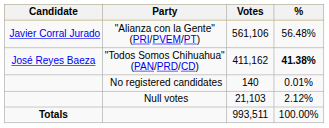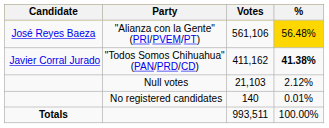(53, 34) Javier Corral Jurado -> (53, 34) José Reyes Baeza
(299, 34) no background -> (299, 34) gold background
(53, 61) José Reyes Baeza -> (53, 61) Javier Corral Jurado
rows swapped: (165, 83) <-> (165, 99)
